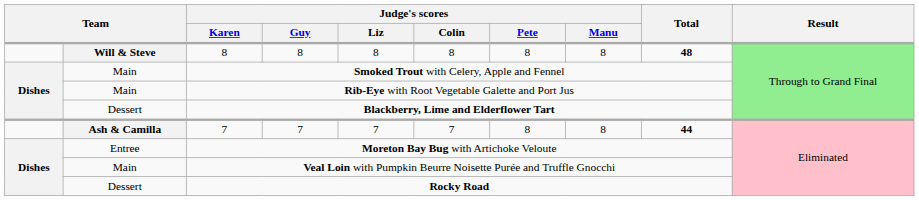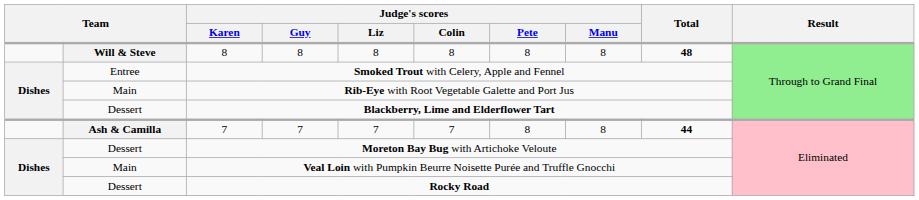(125, 72) Main -> (125, 72) Entree
(125, 148) Entree -> (125, 148) Dessert
